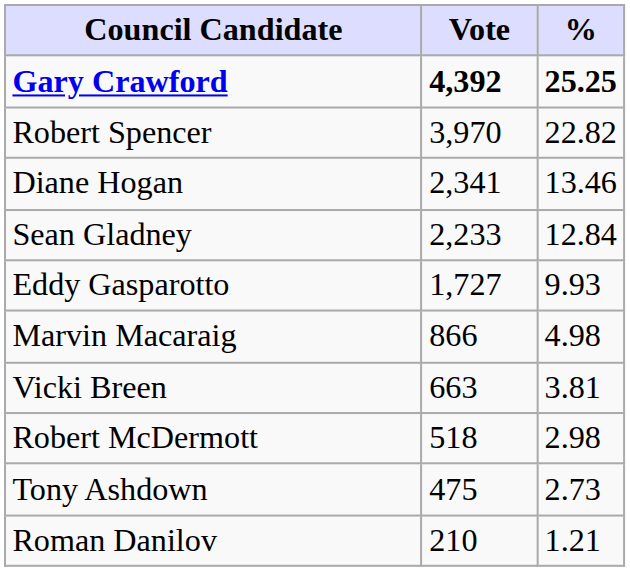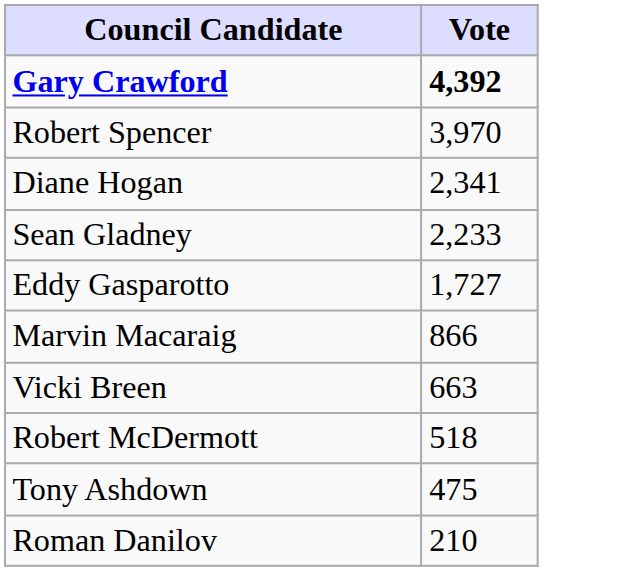- column: (581, 30)
